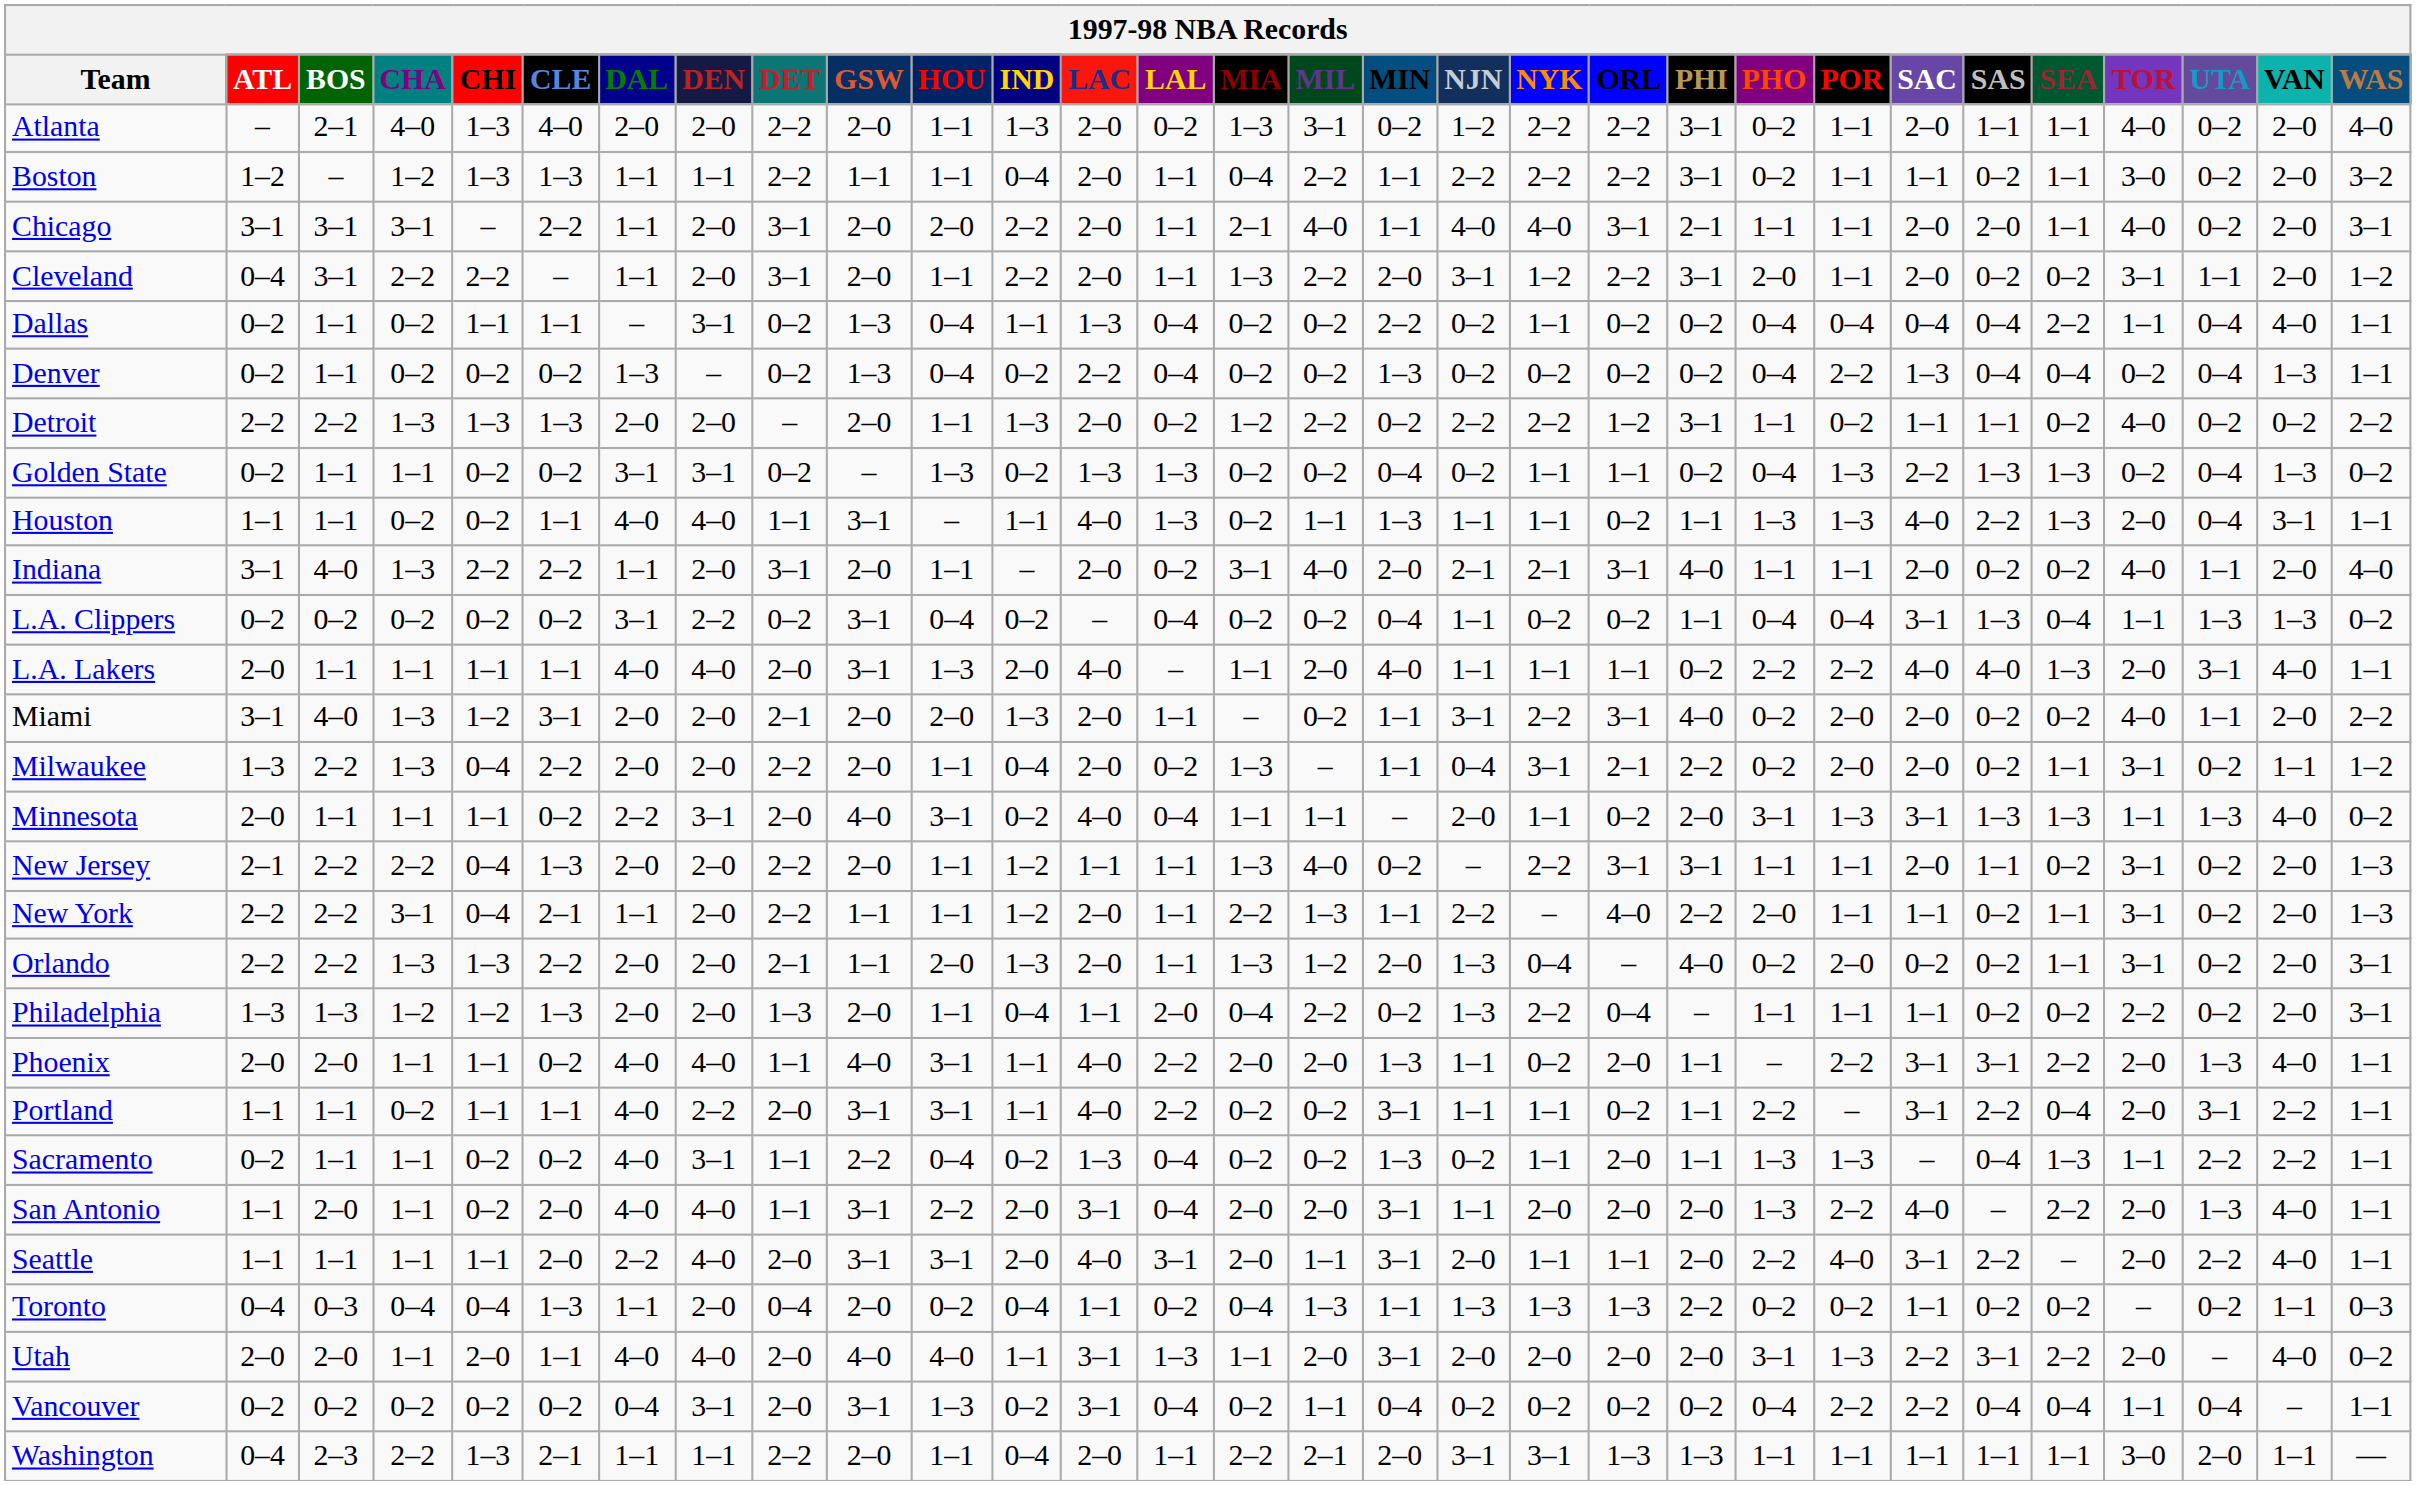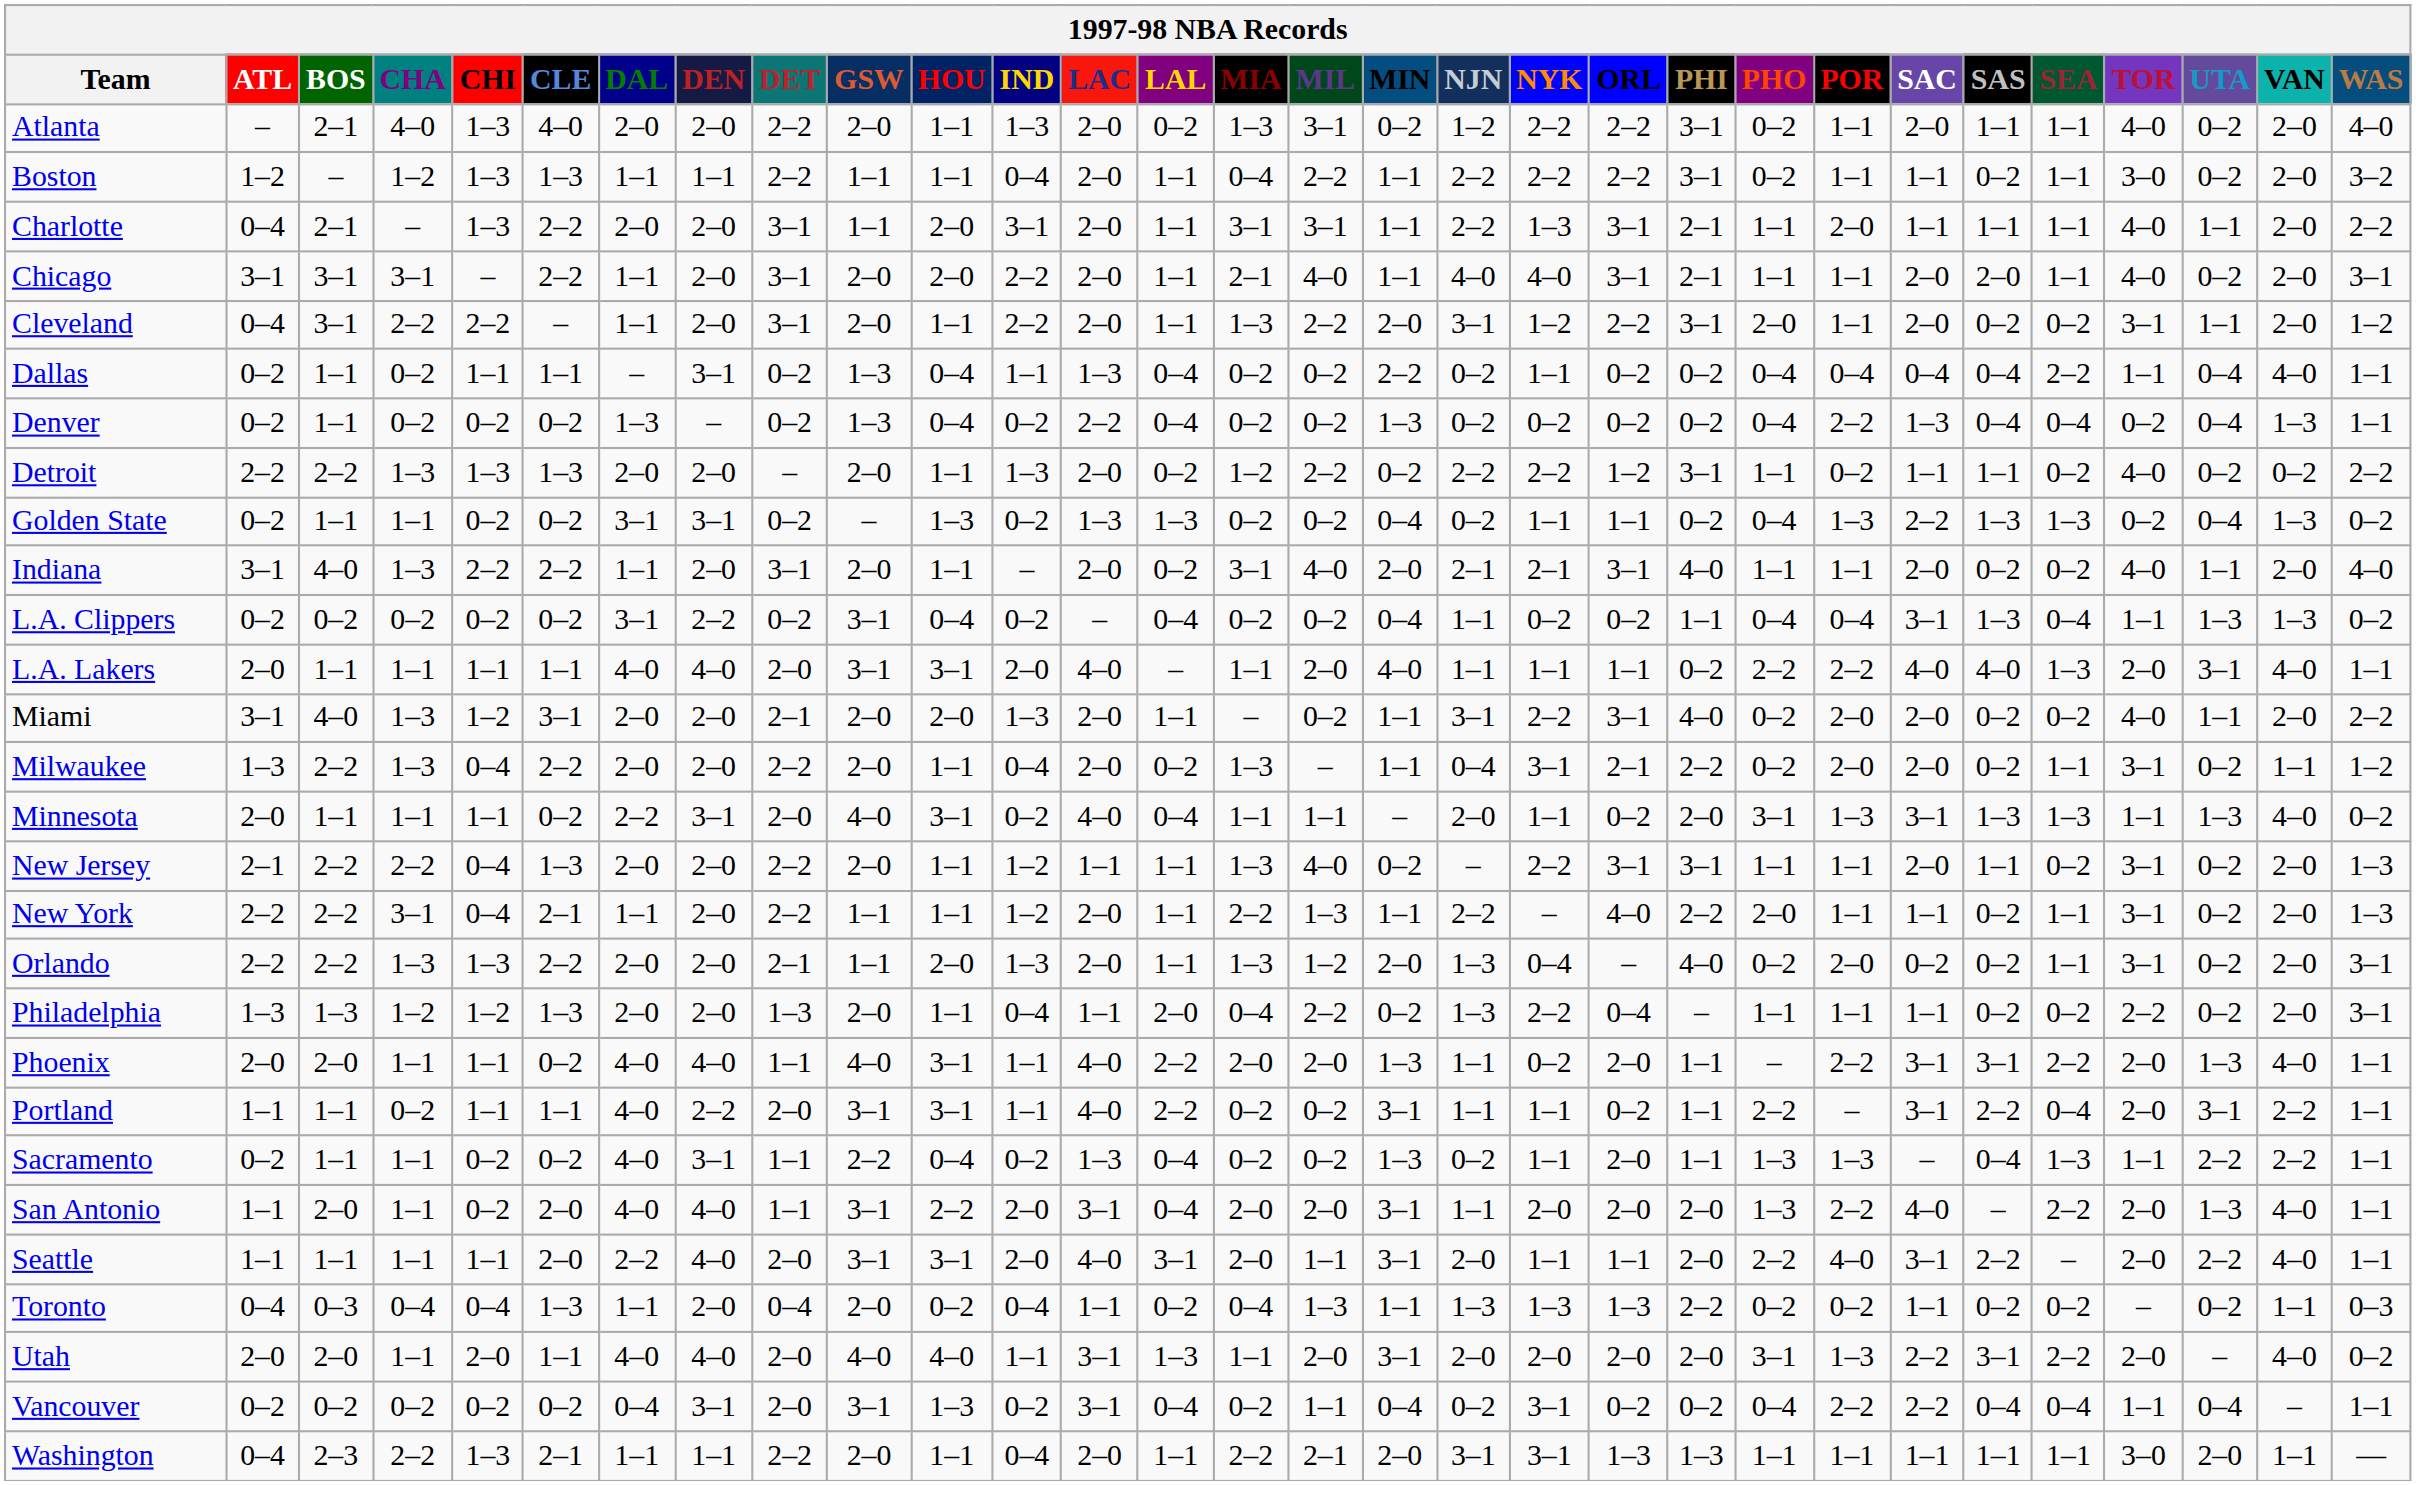+ row: (67, 226)
- row: (63, 521)
(952, 668) 1–3 -> (952, 668) 3–1
(1549, 1406) 0–2 -> (1549, 1406) 3–1
